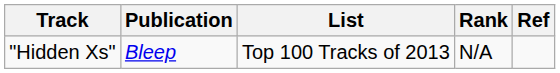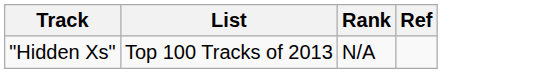- column: (179, 20)
